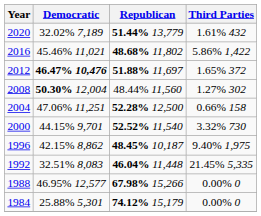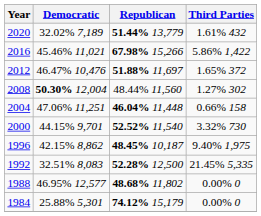(148, 51) 48.68% 11,802 -> (148, 51) 67.98% 15,266
(71, 70) bold -> (71, 70) normal
(148, 108) 52.28% 12,500 -> (148, 108) 46.04% 11,448
(148, 164) 46.04% 11,448 -> (148, 164) 52.28% 12,500
(148, 183) 67.98% 15,266 -> (148, 183) 48.68% 11,802
